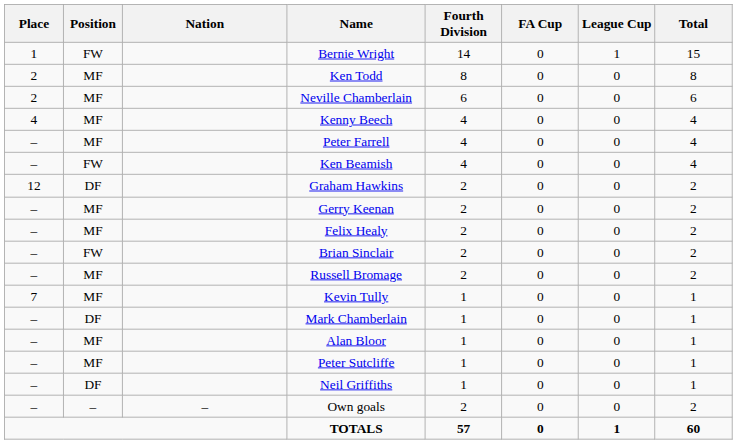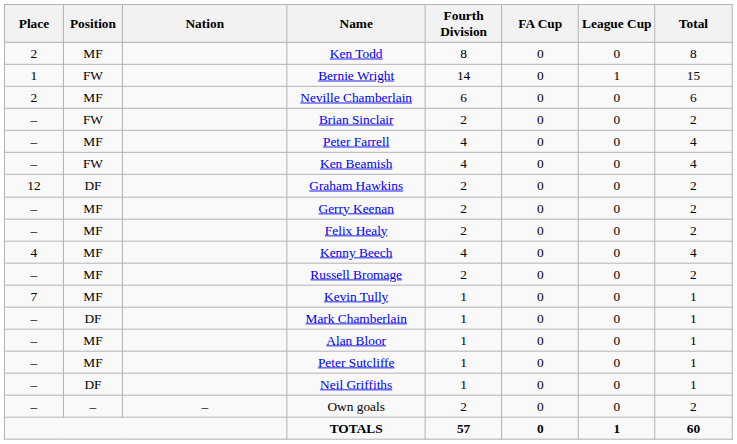rows swapped: (356, 53) <-> (356, 75)
rows swapped: (356, 119) <-> (356, 252)
